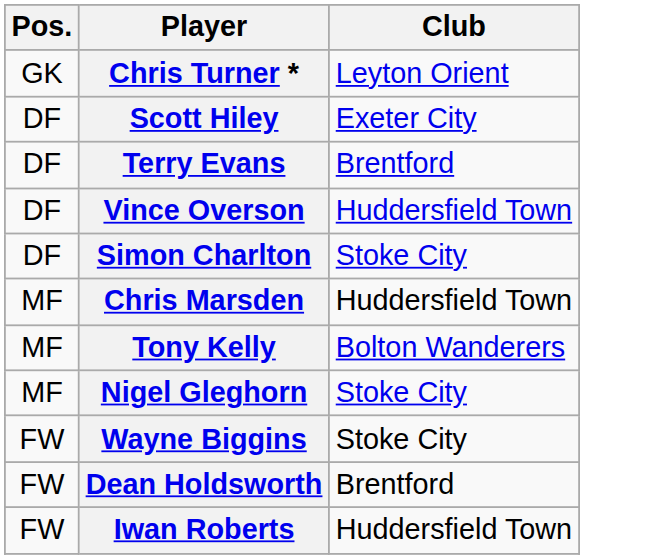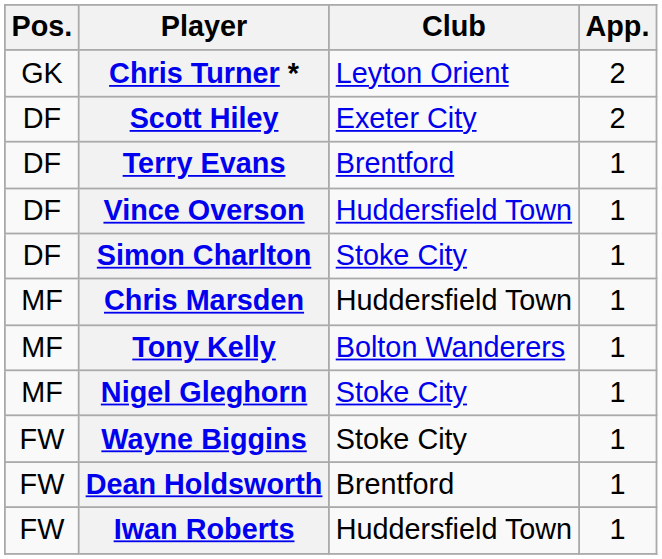+ column: (617, 27)
